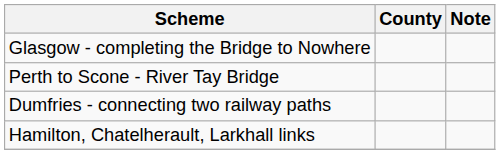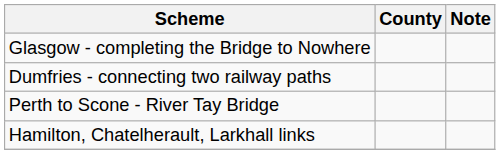rows swapped: (170, 105) <-> (144, 76)
